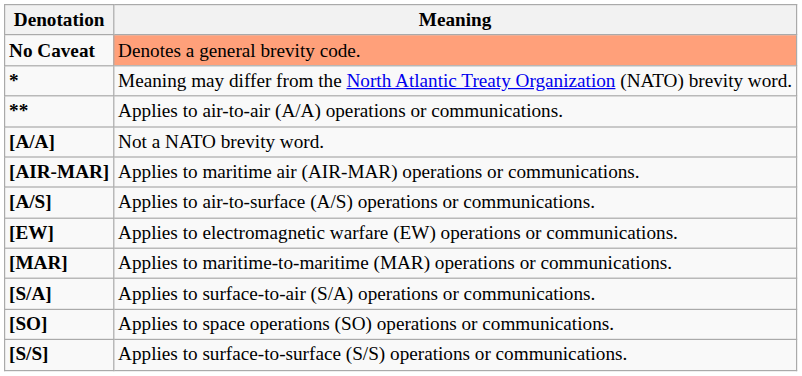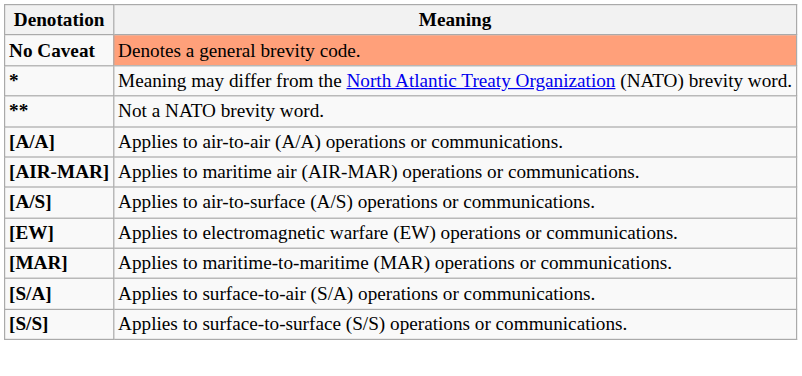(341, 111) Applies to air-to-air (A/A) operations or communications. -> (221, 111) Not a NATO brevity word.
(221, 141) Not a NATO brevity word. -> (341, 141) Applies to air-to-air (A/A) operations or communications.
- row: (28, 324)
